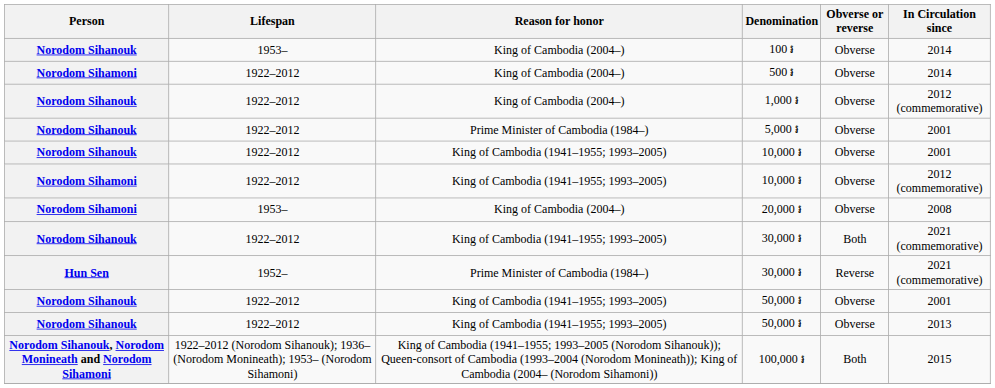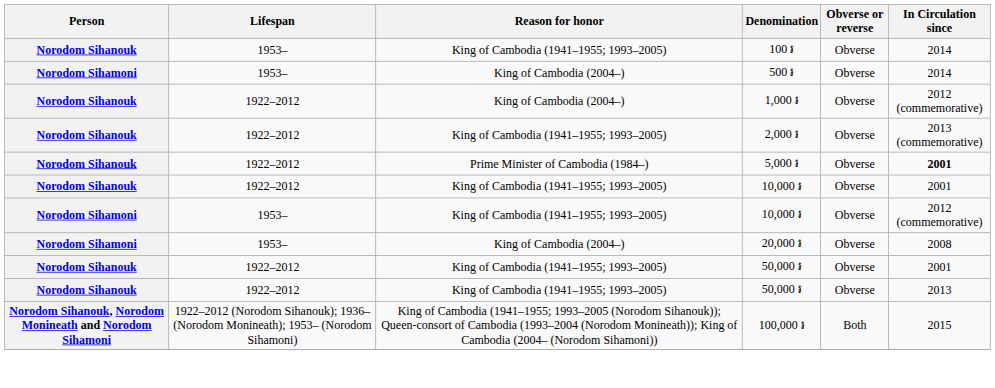(559, 50) King of Cambodia (2004–) -> (559, 50) King of Cambodia (1941–1955; 1993–2005)
(272, 73) 1922–2012 -> (272, 73) 1953–
+ row: (87, 135)
(939, 130) normal -> (939, 164) bold
(272, 181) 1922–2012 -> (272, 215) 1953–
- row: (87, 238)
- row: (87, 272)
